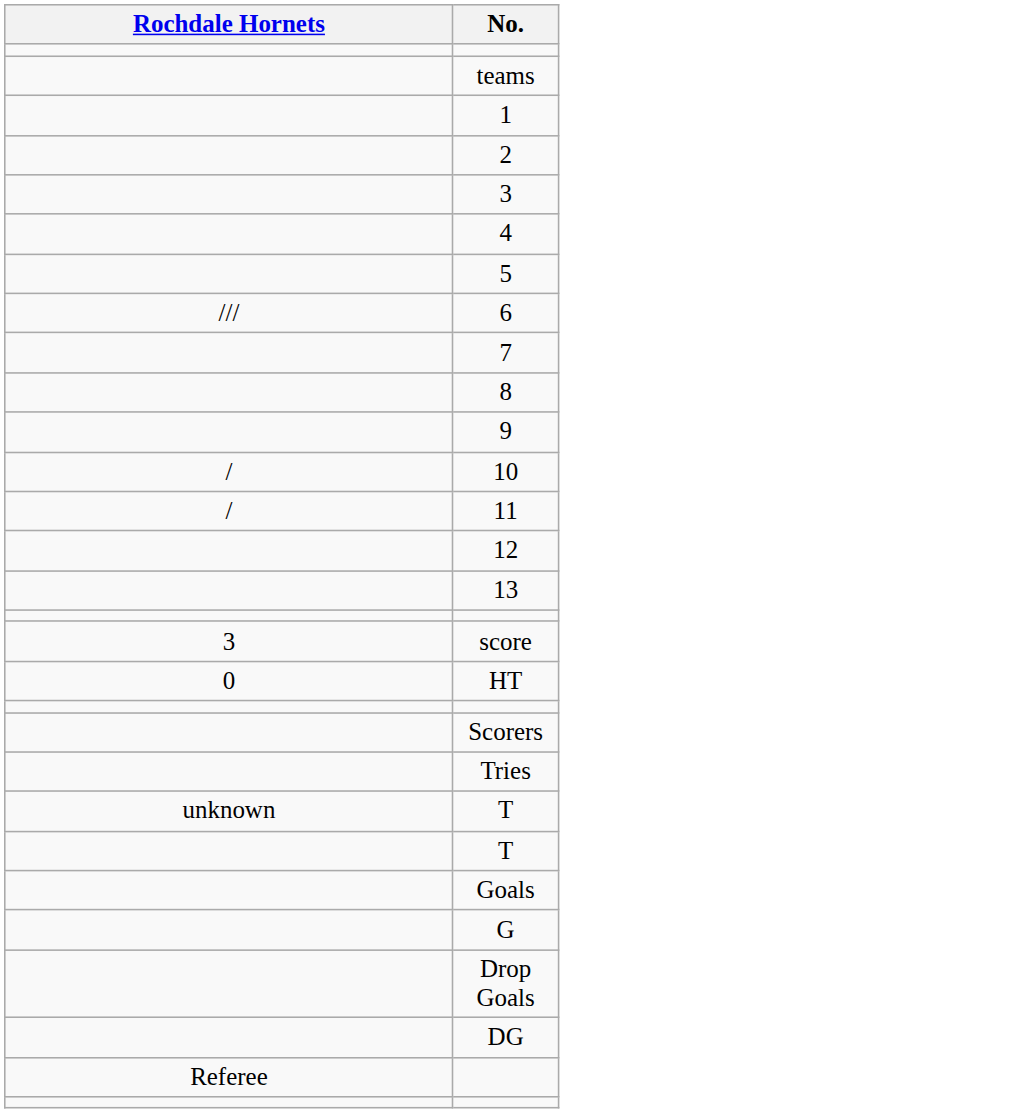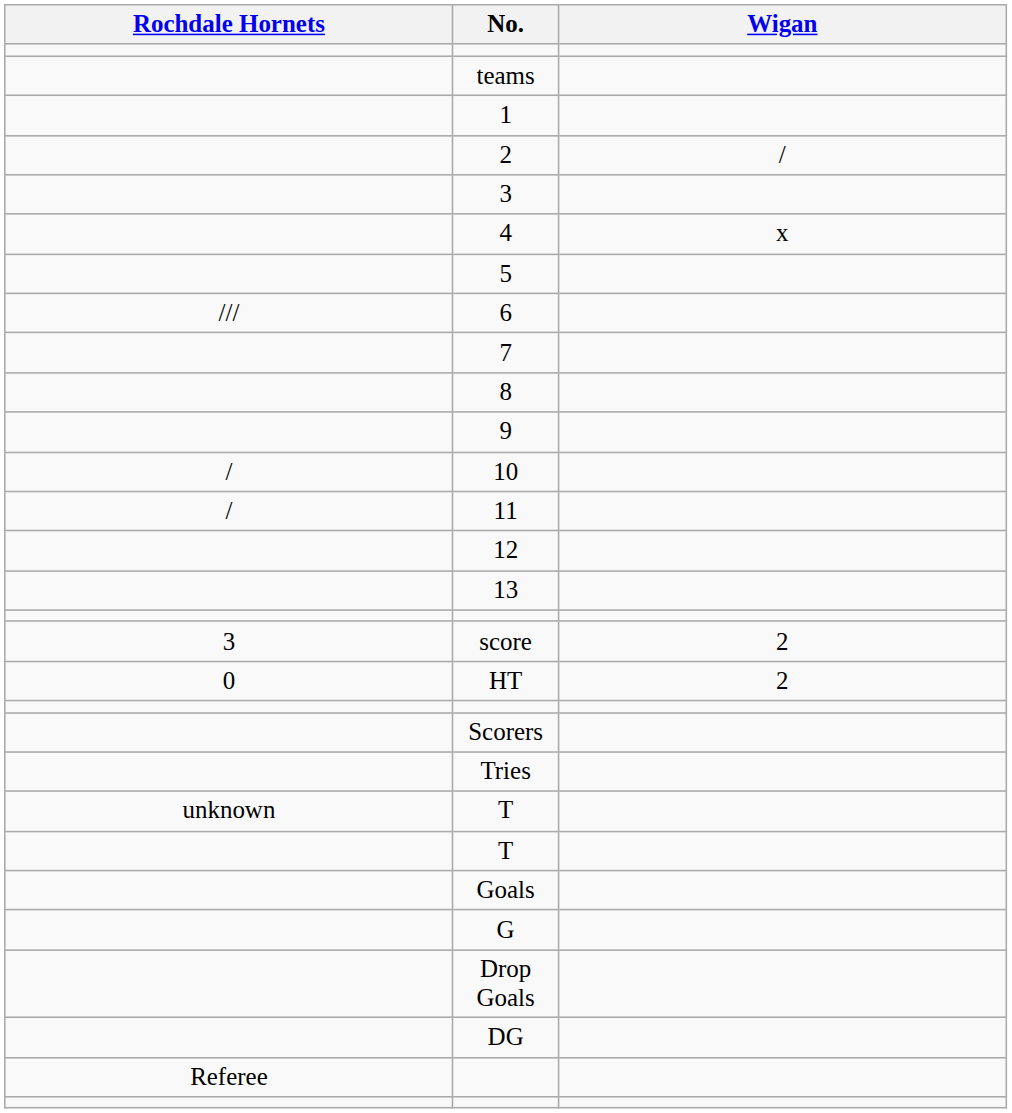+ column: (782, 24)
